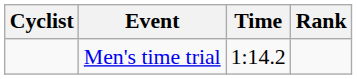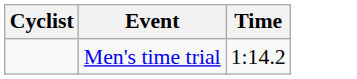- column: (321, 21)
